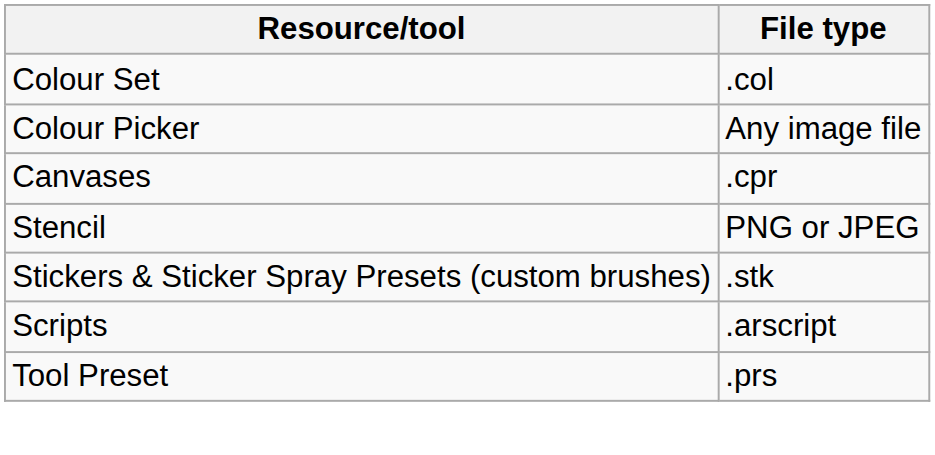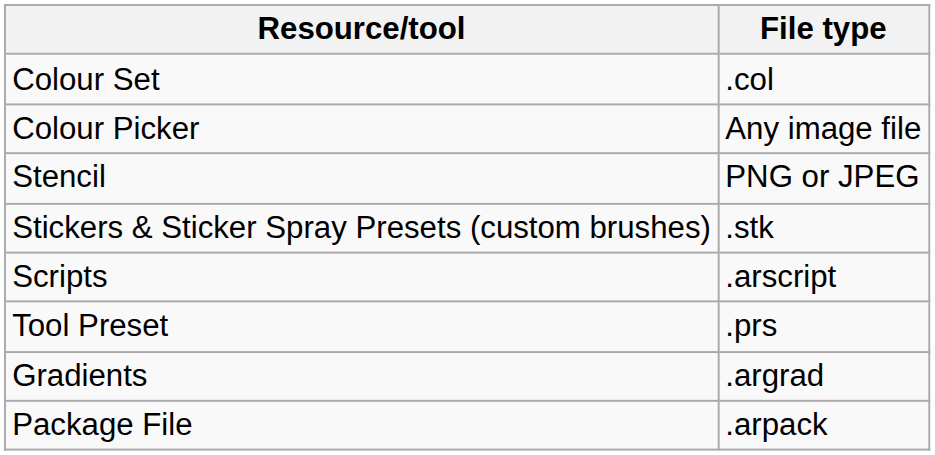- row: (82, 177)
+ row: (80, 375)
+ row: (102, 425)
